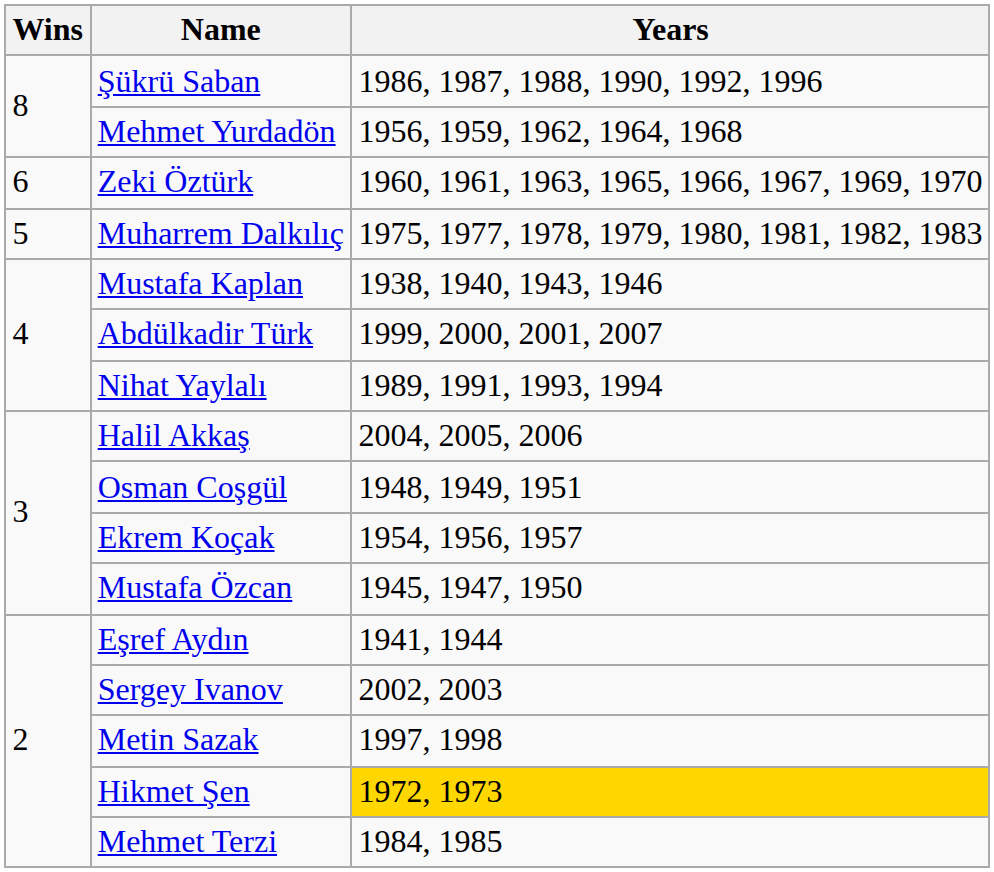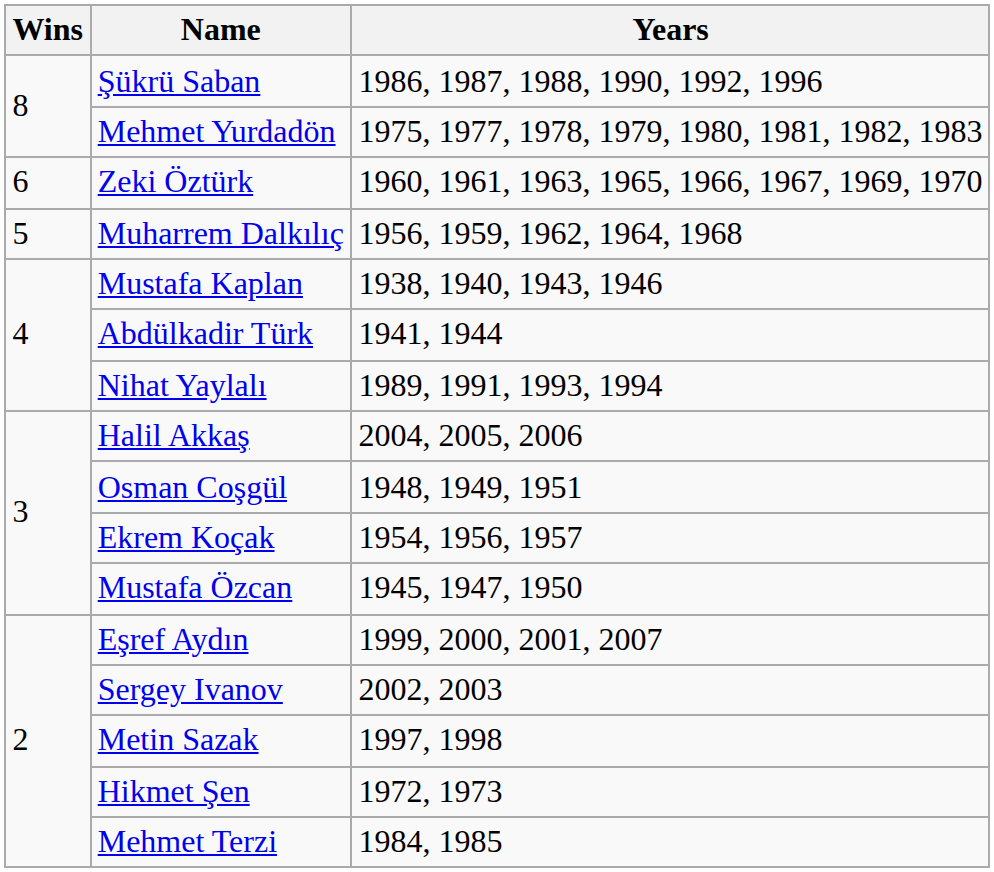(551, 131) 1956, 1959, 1962, 1964, 1968 -> (671, 131) 1975, 1977, 1978, 1979, 1980, 1981, 1982, 1983
(671, 232) 1975, 1977, 1978, 1979, 1980, 1981, 1982, 1983 -> (551, 232) 1956, 1959, 1962, 1964, 1968
(511, 334) 1999, 2000, 2001, 2007 -> (431, 334) 1941, 1944
(431, 638) 1941, 1944 -> (511, 638) 1999, 2000, 2001, 2007
(431, 791) gold background -> (431, 791) no background
